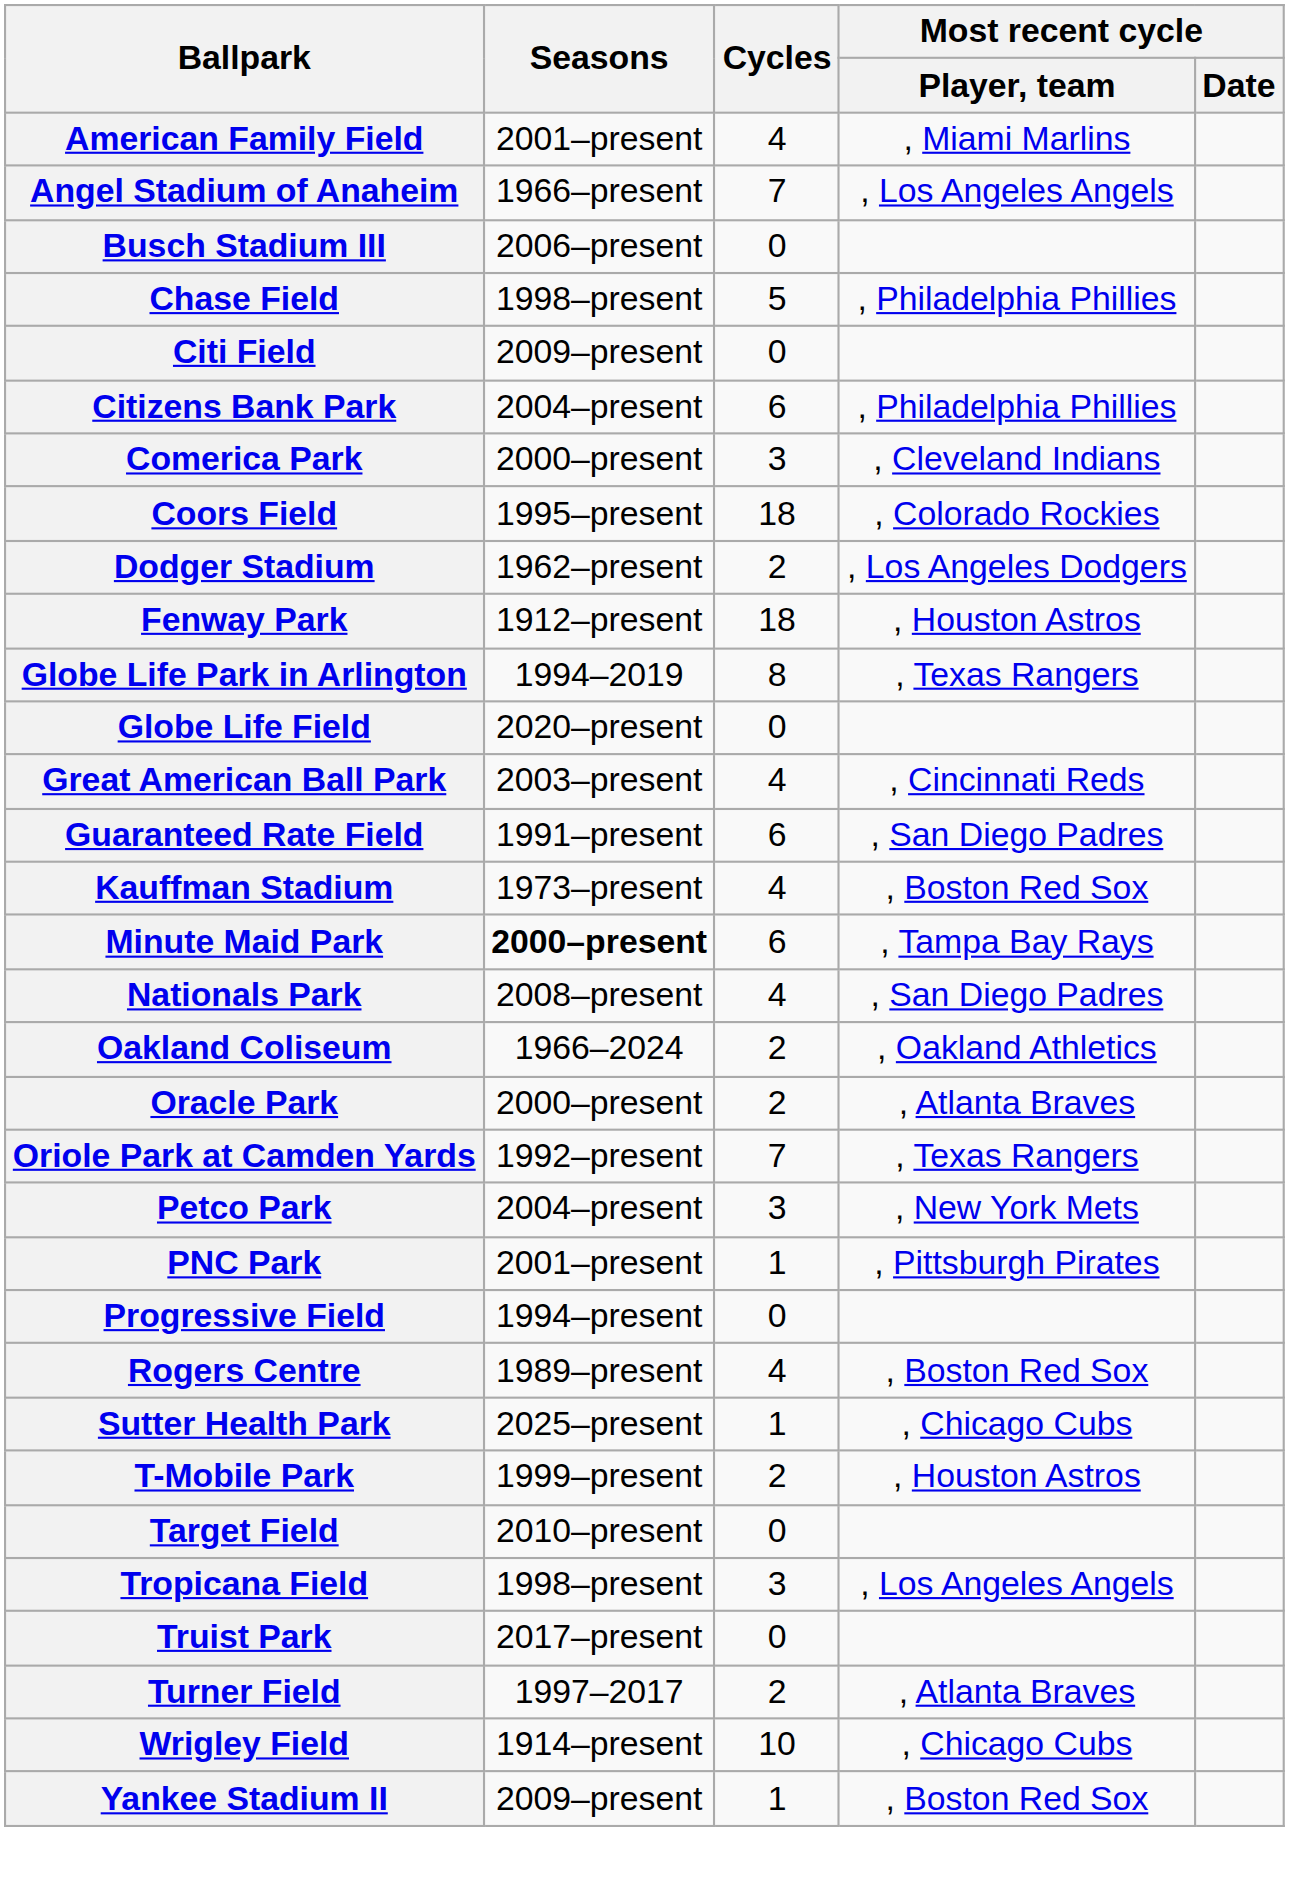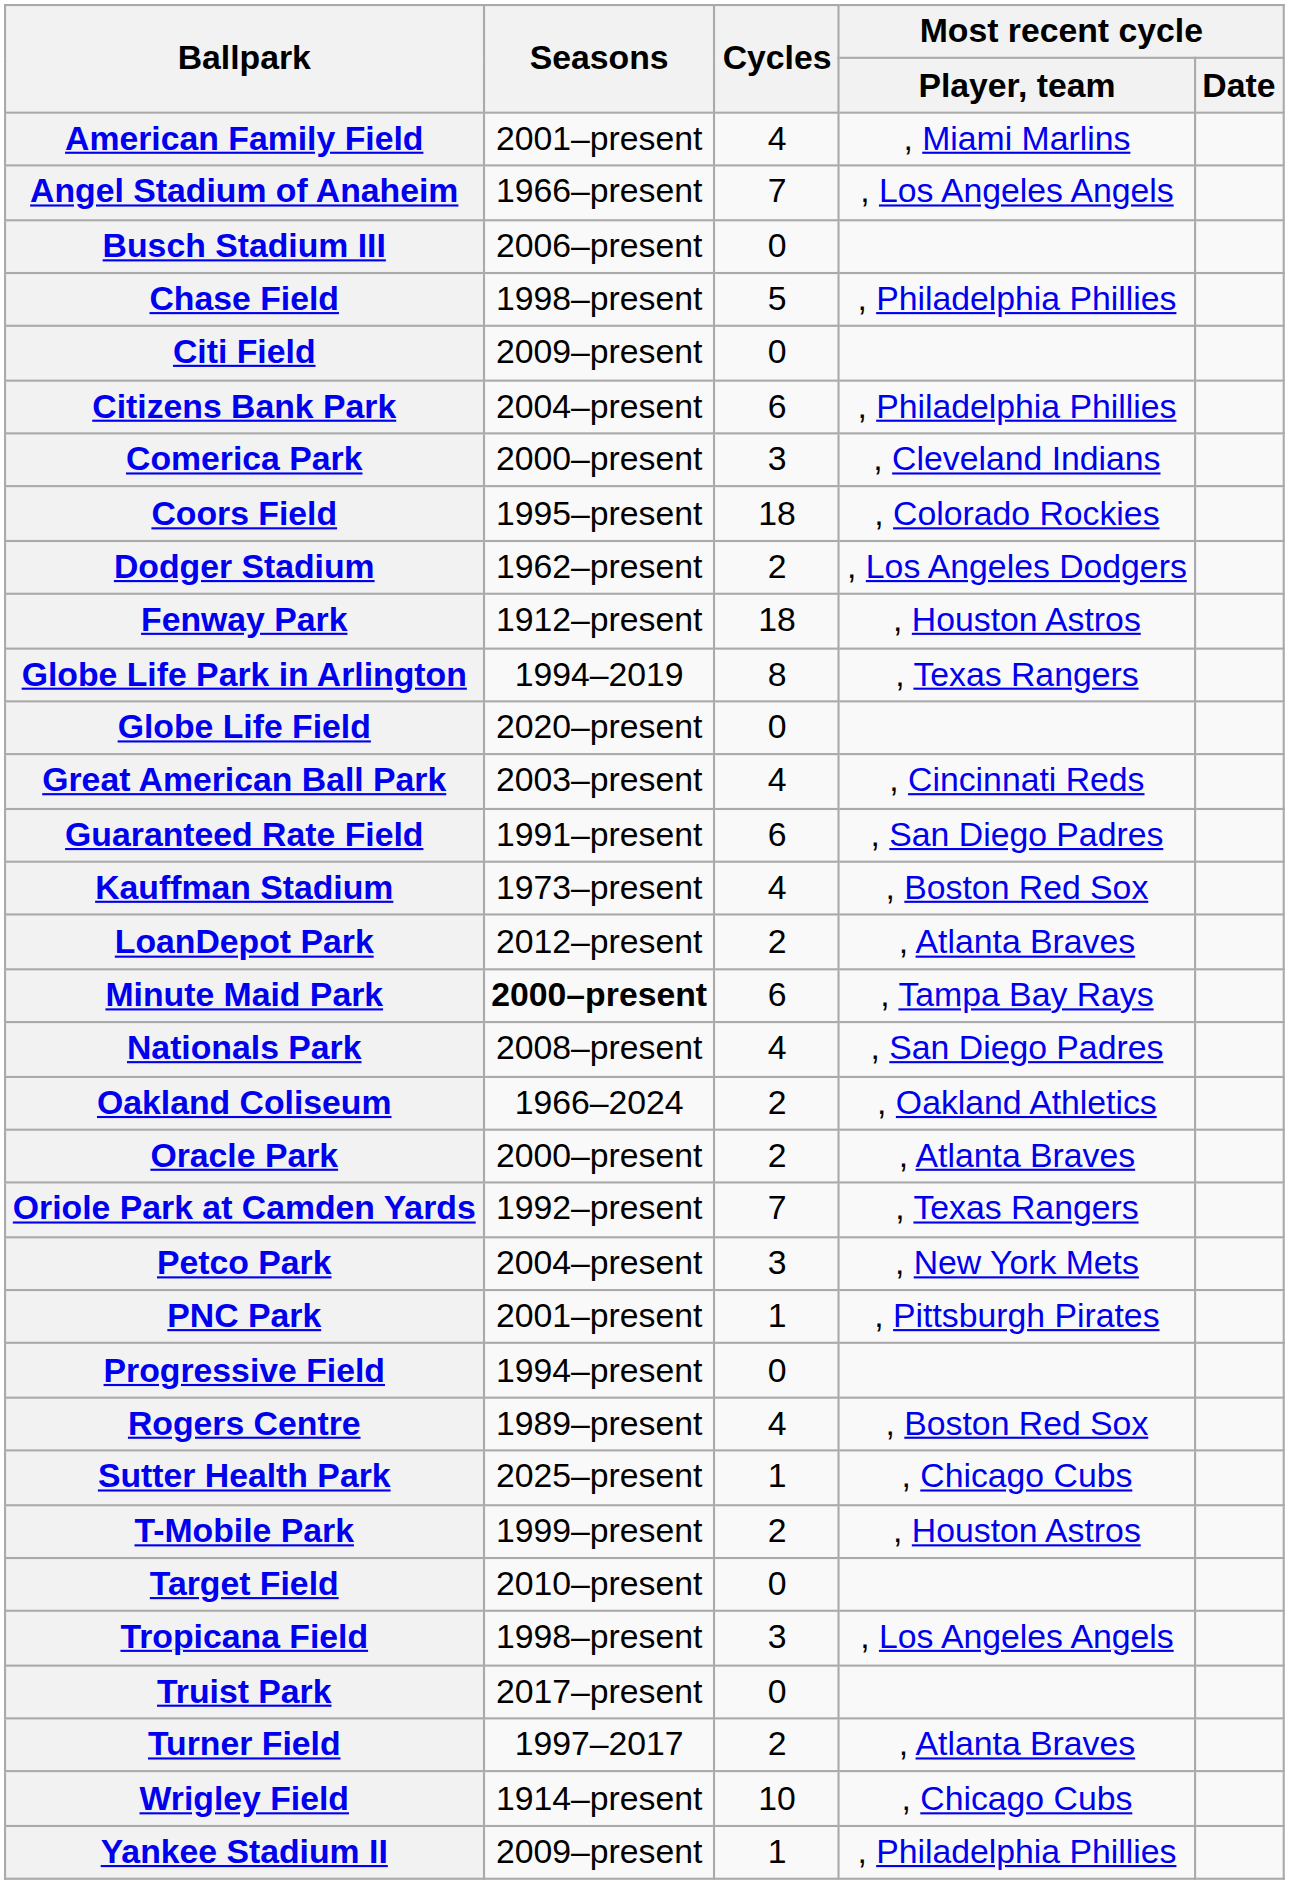+ row: (244, 941)
(1017, 1798) , Boston Red Sox -> (1017, 1851) , Philadelphia Phillies
